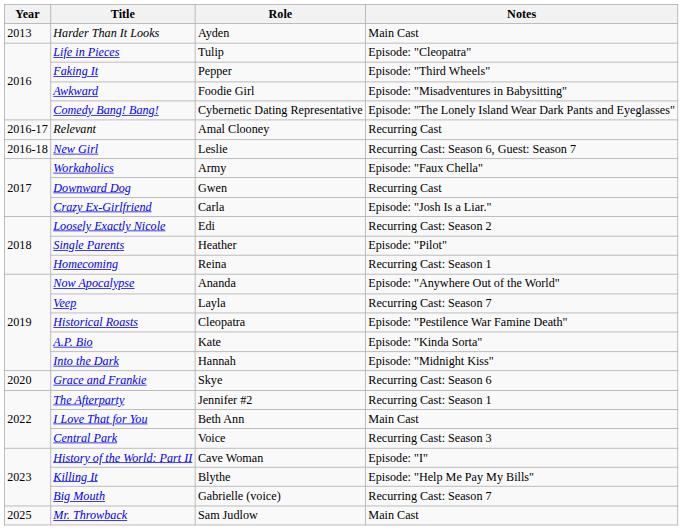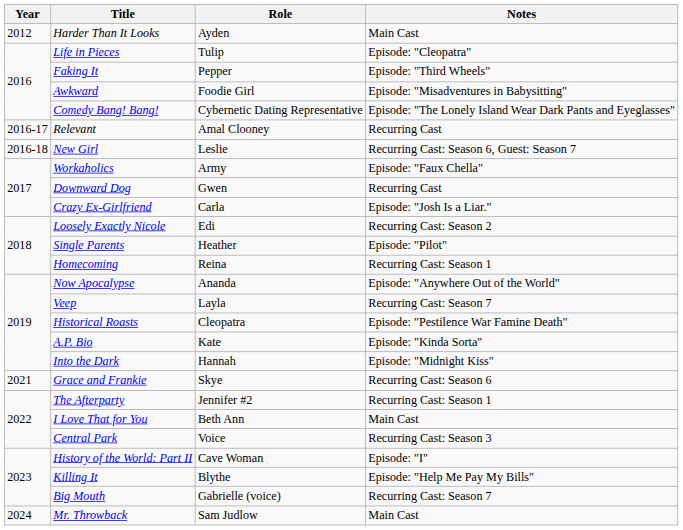(19, 33) 2013 -> (19, 33) 2012
(19, 380) 2020 -> (19, 380) 2021
(19, 515) 2025 -> (19, 515) 2024
